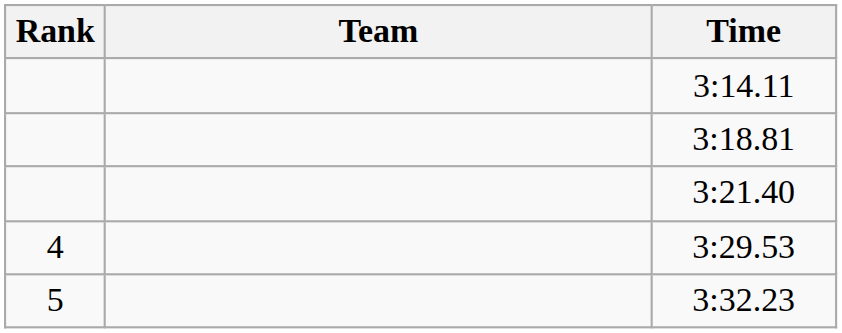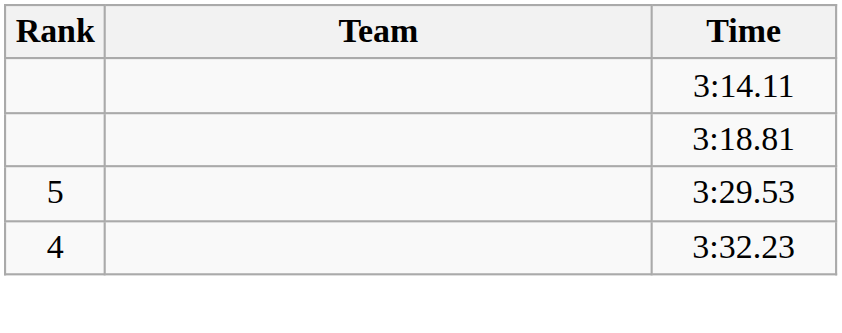- row: (744, 192)
(55, 246) 4 -> (55, 192) 5
(55, 300) 5 -> (55, 246) 4
